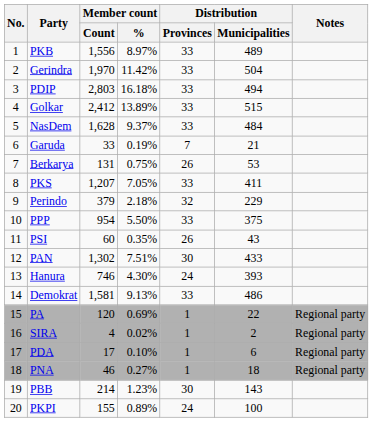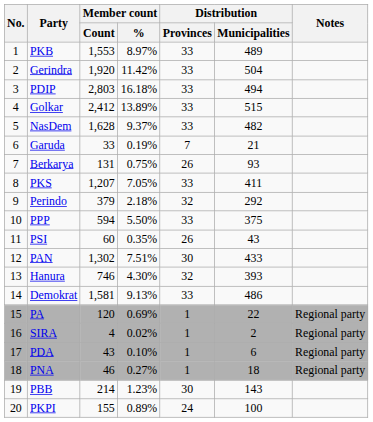(101, 51) 1,556 -> (101, 51) 1,553
(101, 70) 1,970 -> (101, 70) 1,920
(253, 126) 484 -> (253, 126) 482
(253, 164) 53 -> (253, 164) 93
(253, 201) 229 -> (253, 201) 292
(106, 220) 954 -> (106, 220) 594
(187, 276) 24 -> (187, 276) 32
(109, 351) 17 -> (109, 351) 43
